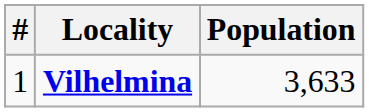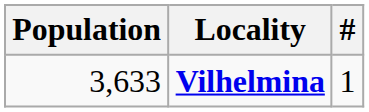columns swapped: (20, 29) <-> (281, 29)
